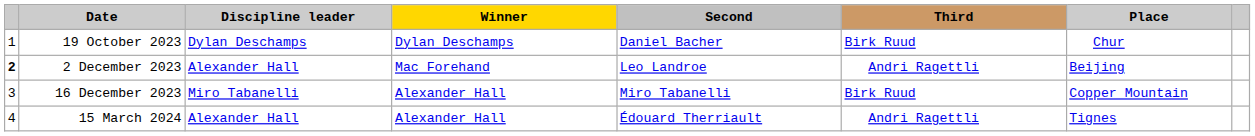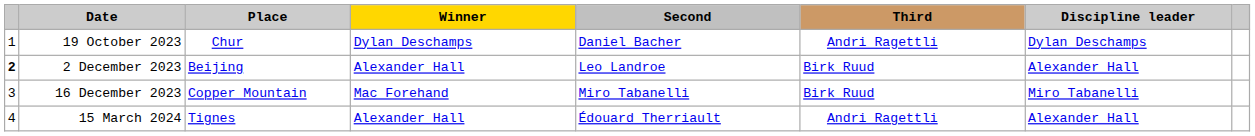columns swapped: (1149, 17) <-> (288, 17)
(880, 43) Birk Ruud -> (870, 43) Andri Ragettli
(442, 68) Mac Forehand -> (409, 68) Alexander Hall
(912, 68) Andri Ragettli -> (839, 68) Birk Ruud
(450, 93) Alexander Hall -> (401, 93) Mac Forehand
